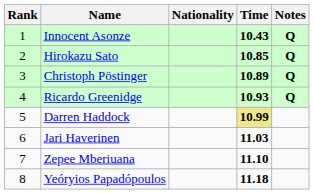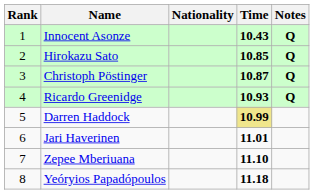(254, 76) 10.89 -> (254, 76) 10.87
(254, 138) 11.03 -> (254, 138) 11.01
